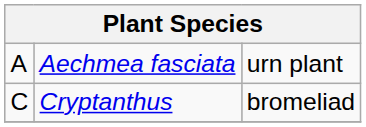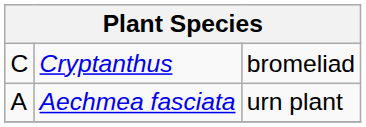rows swapped: (138, 63) <-> (106, 102)
